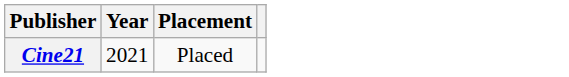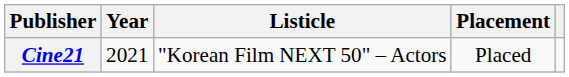+ column: (302, 21)
